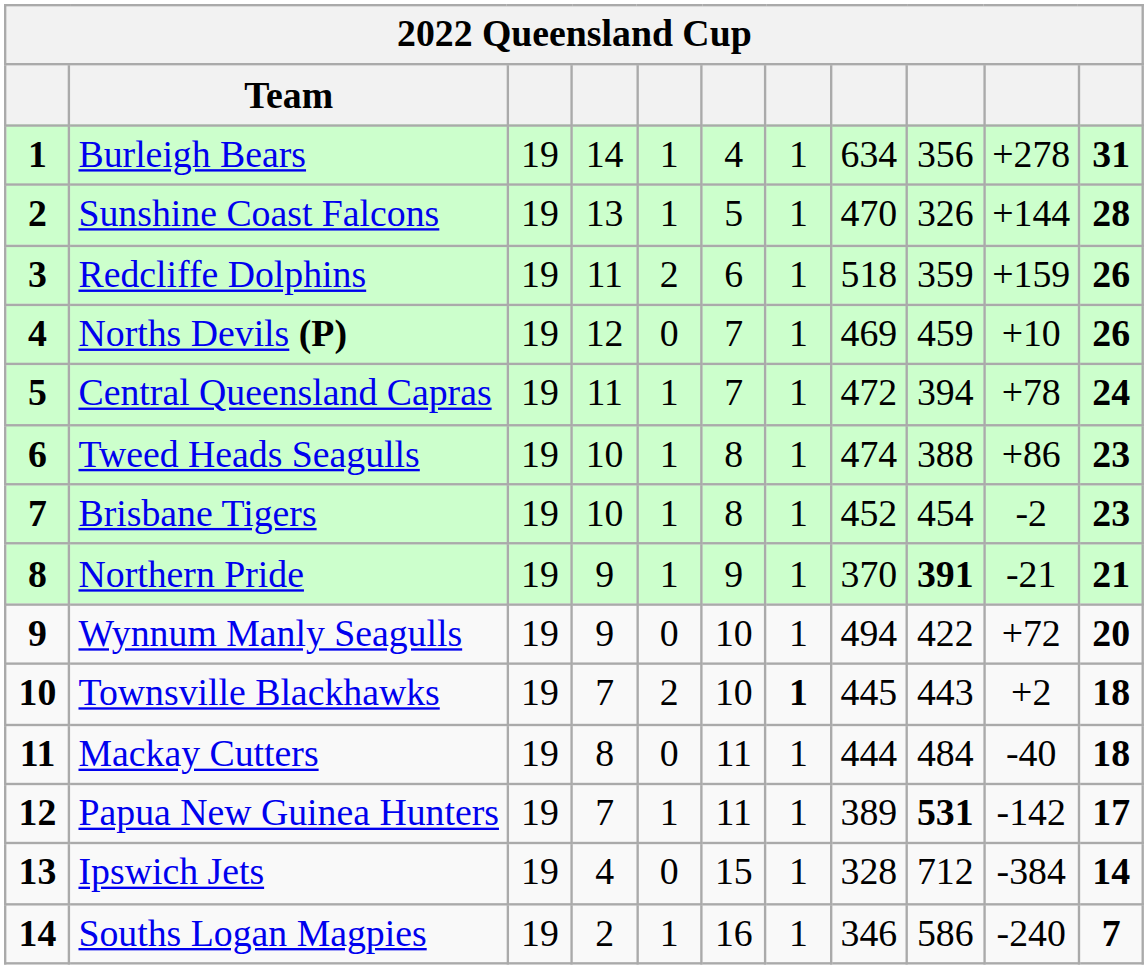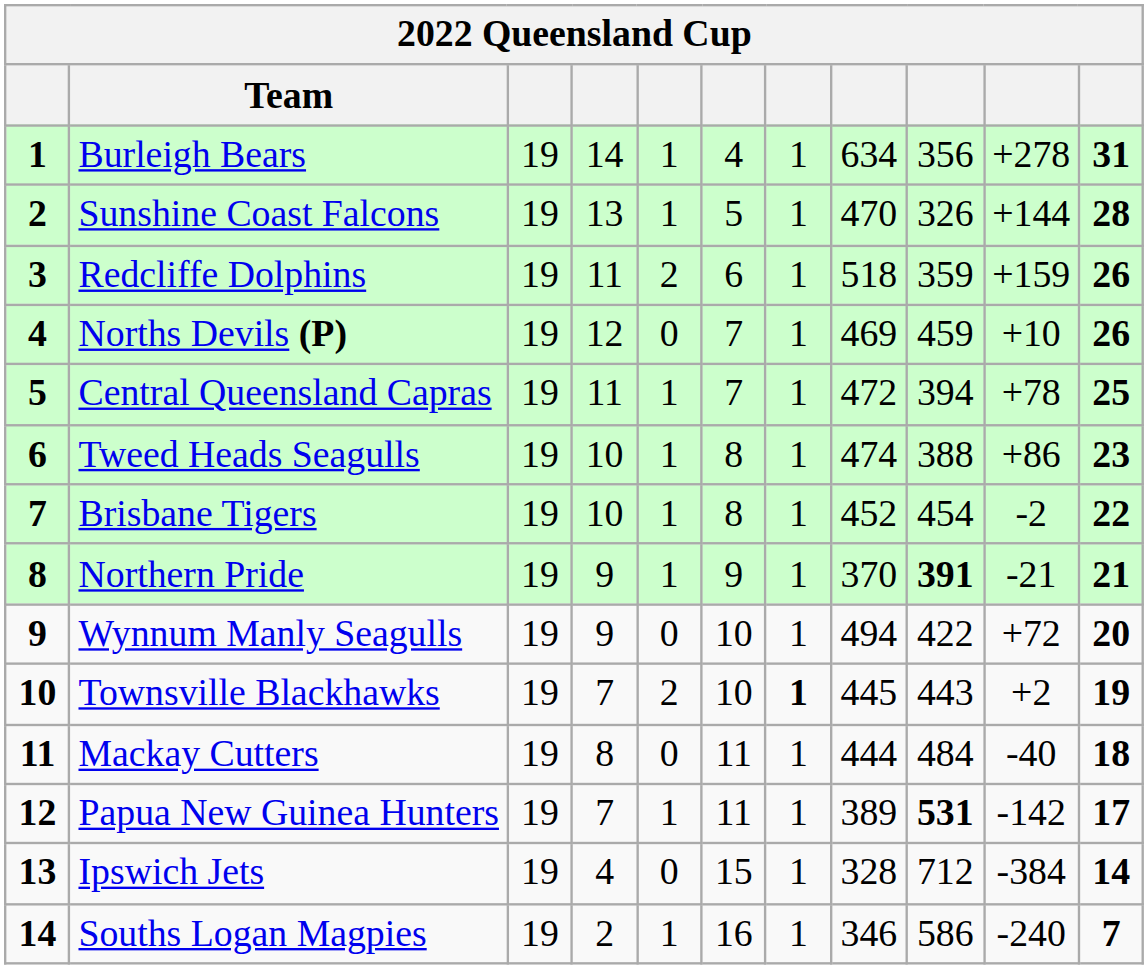(1111, 393) 24 -> (1111, 393) 25
(1111, 513) 23 -> (1111, 513) 22
(1111, 693) 18 -> (1111, 693) 19
